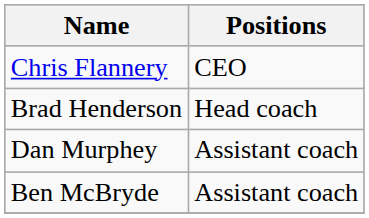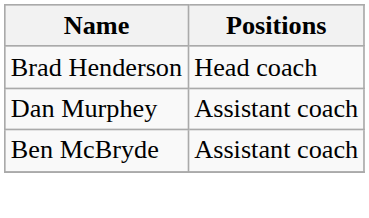- row: (89, 66)
